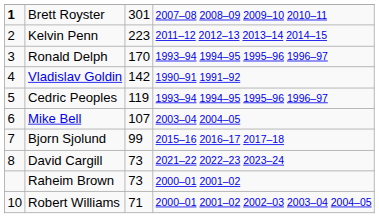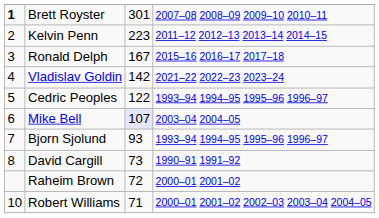(139, 56) 170 -> (139, 56) 167
(242, 56) 1993–94 1994–95 1995–96 1996–97 -> (220, 56) 2015–16 2016–17 2017–18
(198, 77) 1990–91 1991–92 -> (220, 77) 2021–22 2022–23 2023–24
(139, 98) 119 -> (139, 98) 122
(139, 118) no background -> (139, 118) lavender background
(136, 139) 99 -> (136, 139) 93
(220, 140) 2015–16 2016–17 2017–18 -> (242, 140) 1993–94 1994–95 1995–96 1996–97
(220, 160) 2021–22 2022–23 2023–24 -> (198, 160) 1990–91 1991–92
(136, 181) 73 -> (136, 181) 72
